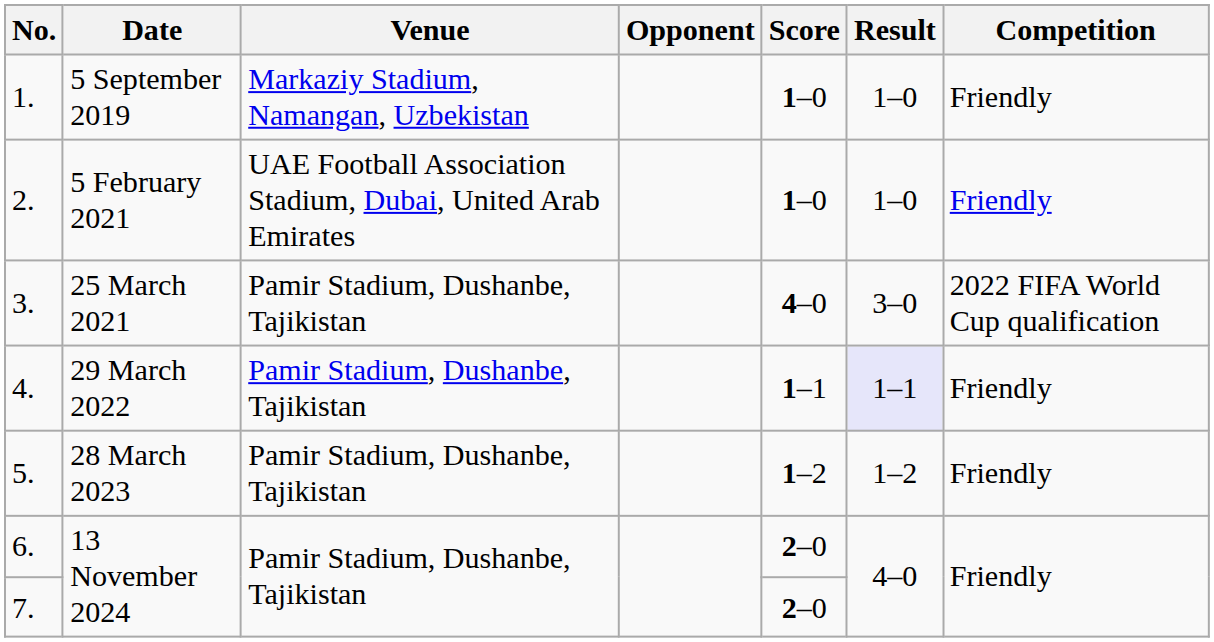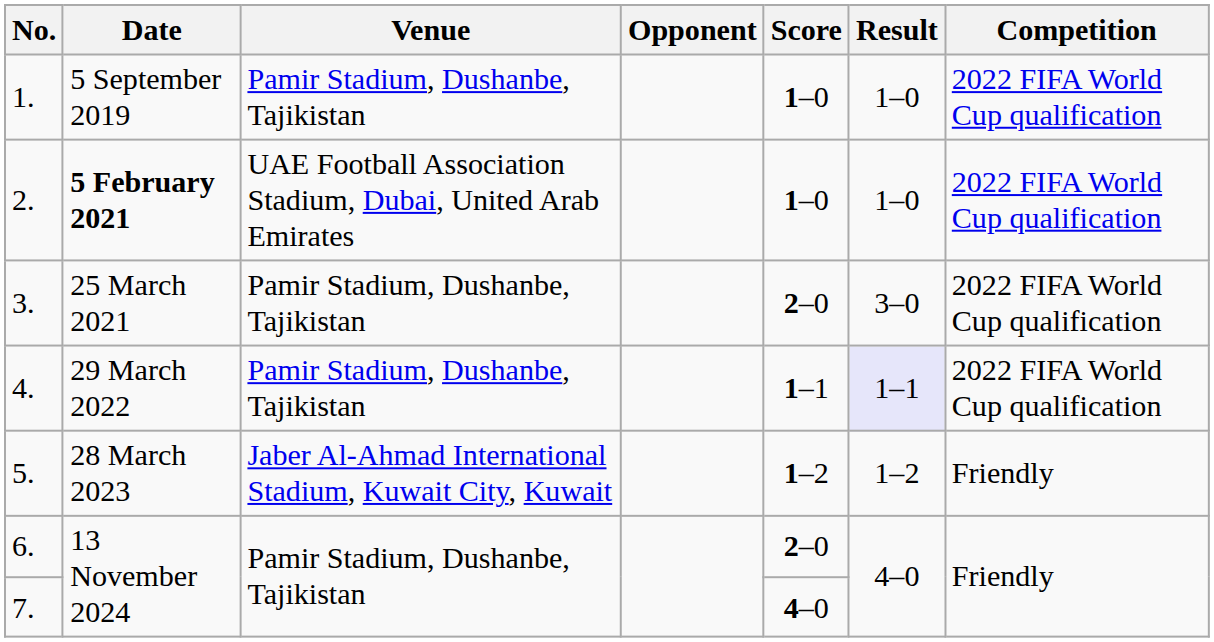(389, 96) Markaziy Stadium, Namangan, Uzbekistan -> (409, 96) Pamir Stadium, Dushanbe, Tajikistan
(1001, 96) Friendly -> (1057, 96) 2022 FIFA World Cup qualification
(136, 200) normal -> (142, 200) bold
(1001, 200) Friendly -> (1057, 200) 2022 FIFA World Cup qualification
(804, 303) 4–0 -> (806, 303) 2–0
(1001, 388) Friendly -> (1057, 388) 2022 FIFA World Cup qualification
(409, 473) Pamir Stadium, Dushanbe, Tajikistan -> (430, 473) Jaber Al-Ahmad International Stadium, Kuwait City, Kuwait
(804, 606) 2–0 -> (806, 606) 4–0
